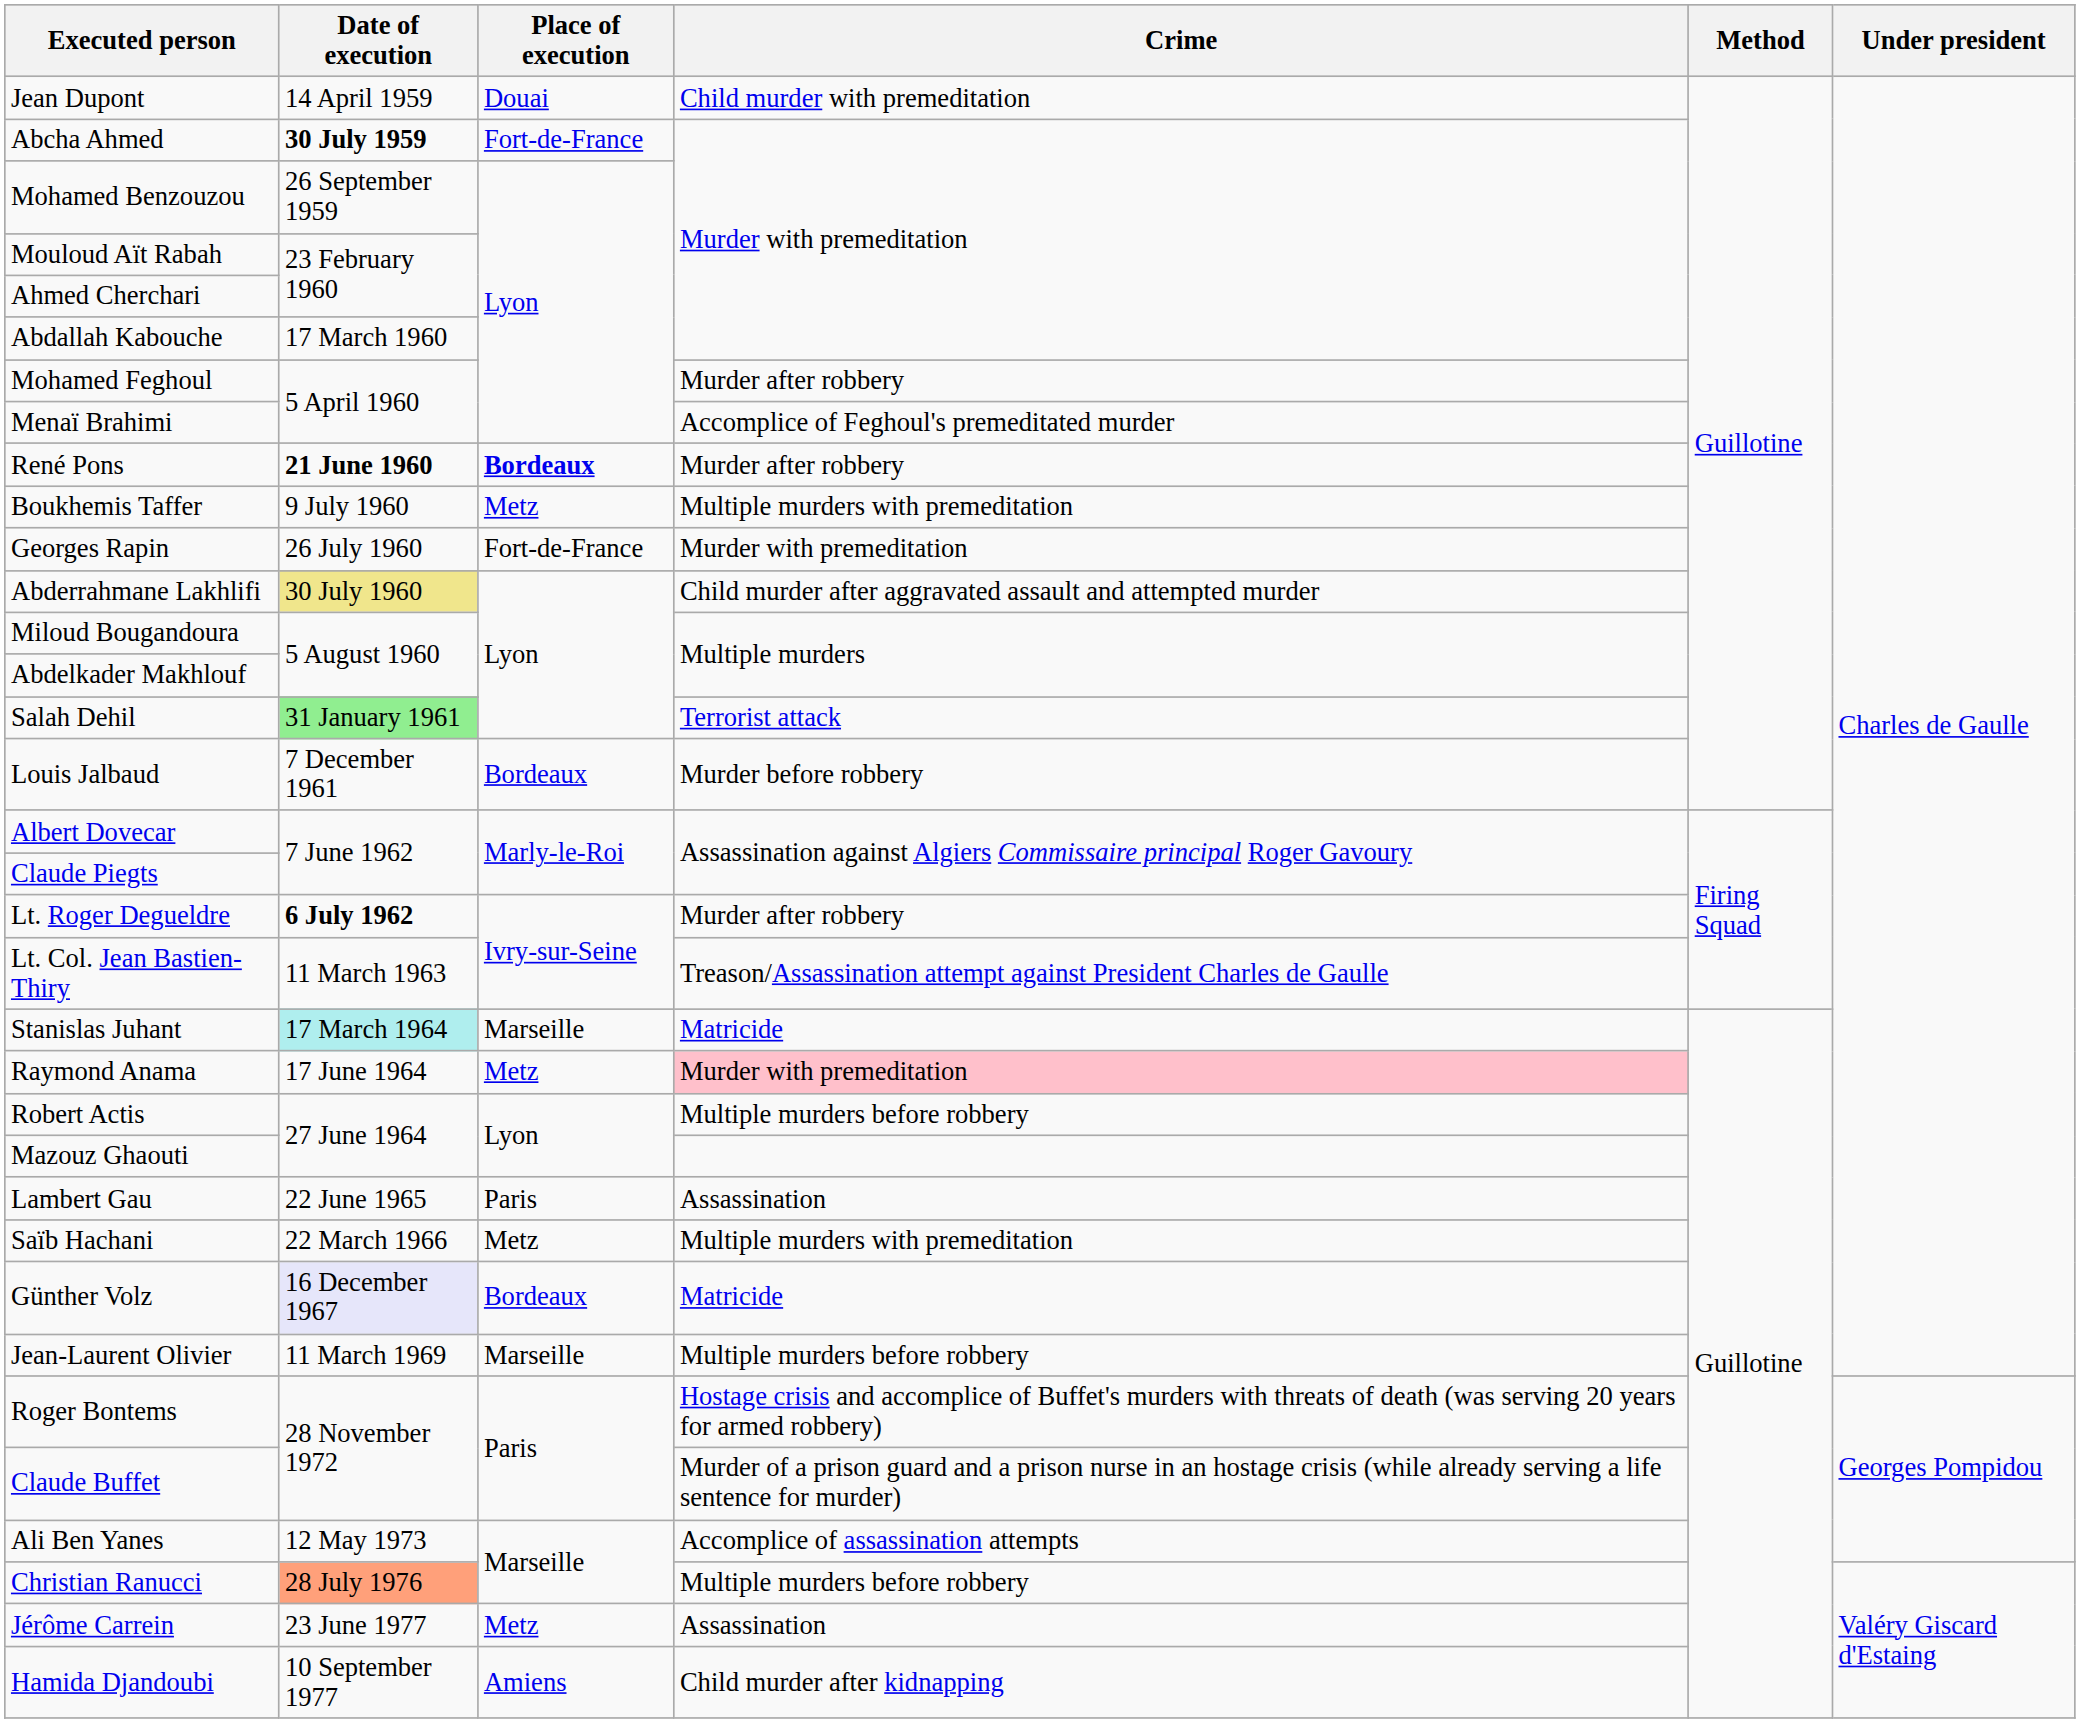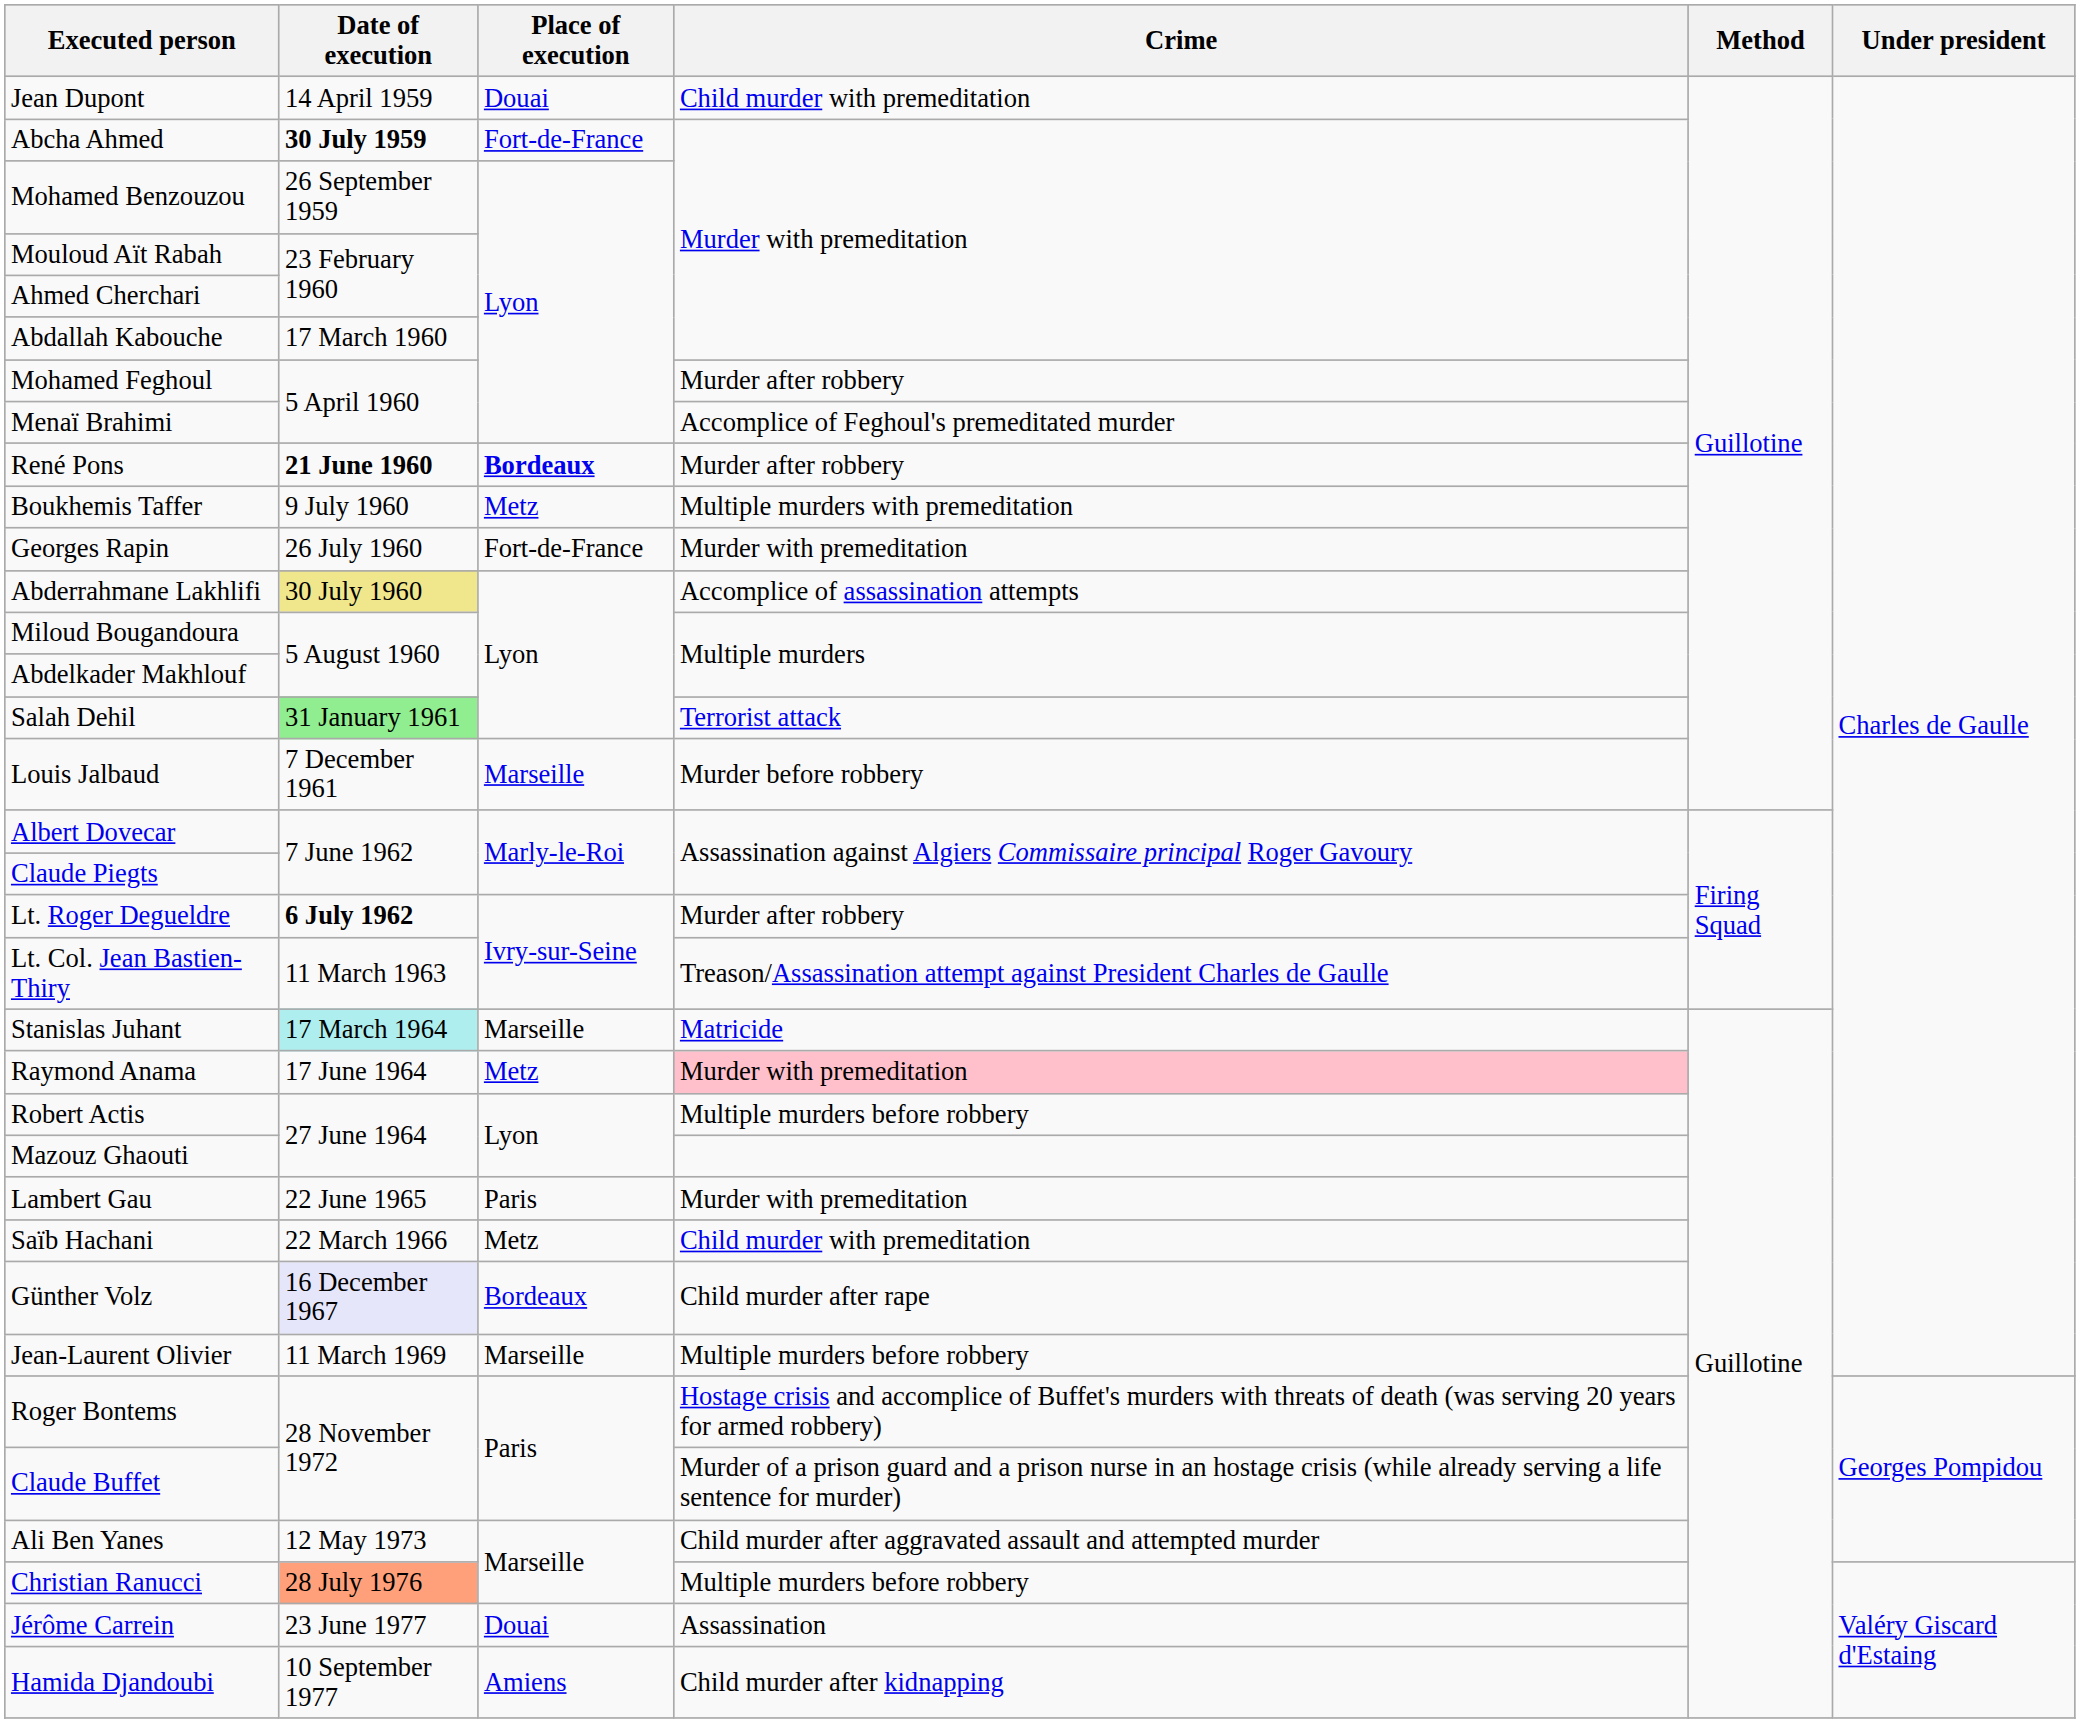(1000, 590) Child murder after aggravated assault and attempted murder -> (879, 590) Accomplice of assassination attempts
(536, 774) Bordeaux -> (534, 774) Marseille
(753, 1198) Assassination -> (824, 1198) Murder with premeditation
(876, 1240) Multiple murders with premeditation -> (855, 1240) Child murder with premeditation
(732, 1297) Matricide -> (805, 1297) Child murder after rape
(879, 1540) Accomplice of assassination attempts -> (1000, 1540) Child murder after aggravated assault and attempted murder
(511, 1624) Metz -> (516, 1624) Douai
